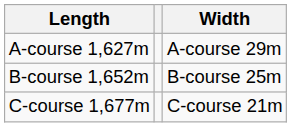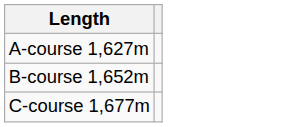- column: (225, 19)
